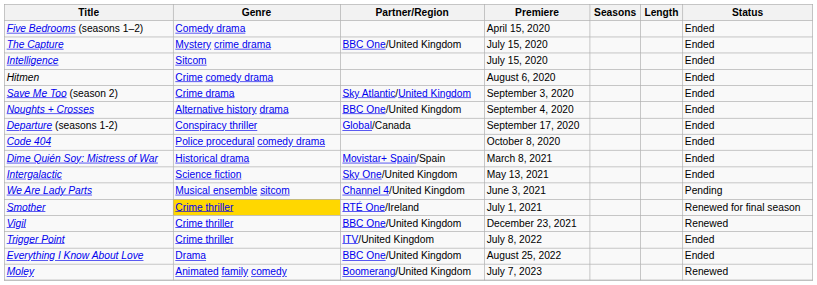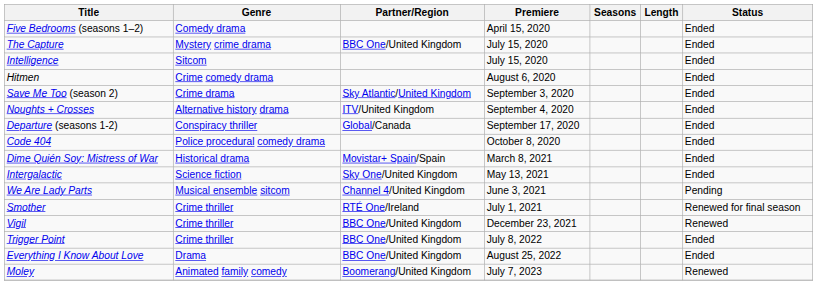(402, 110) BBC One/United Kingdom -> (388, 110) ITV/United Kingdom
(204, 207) gold background -> (204, 207) no background
(388, 239) ITV/United Kingdom -> (402, 239) BBC One/United Kingdom
